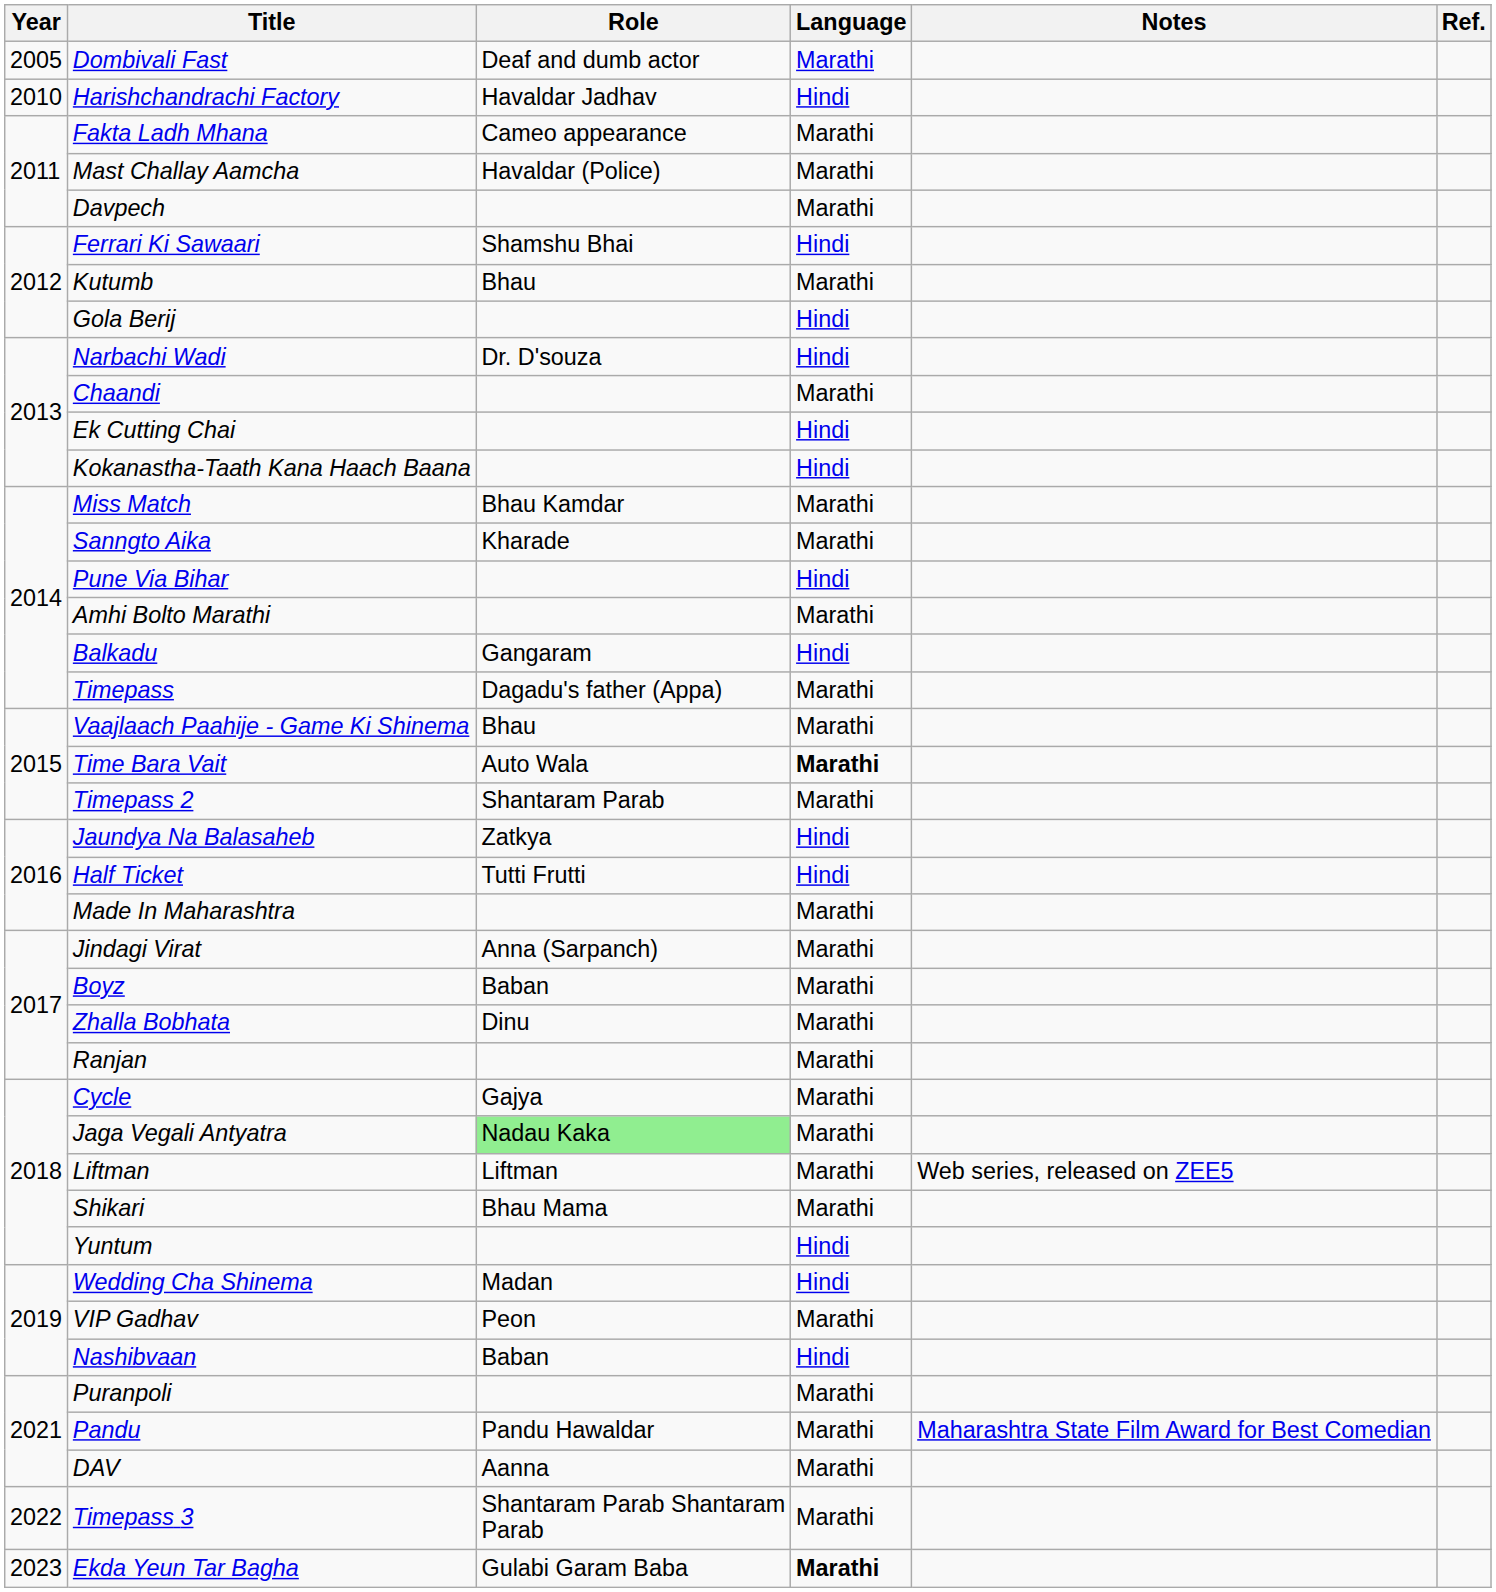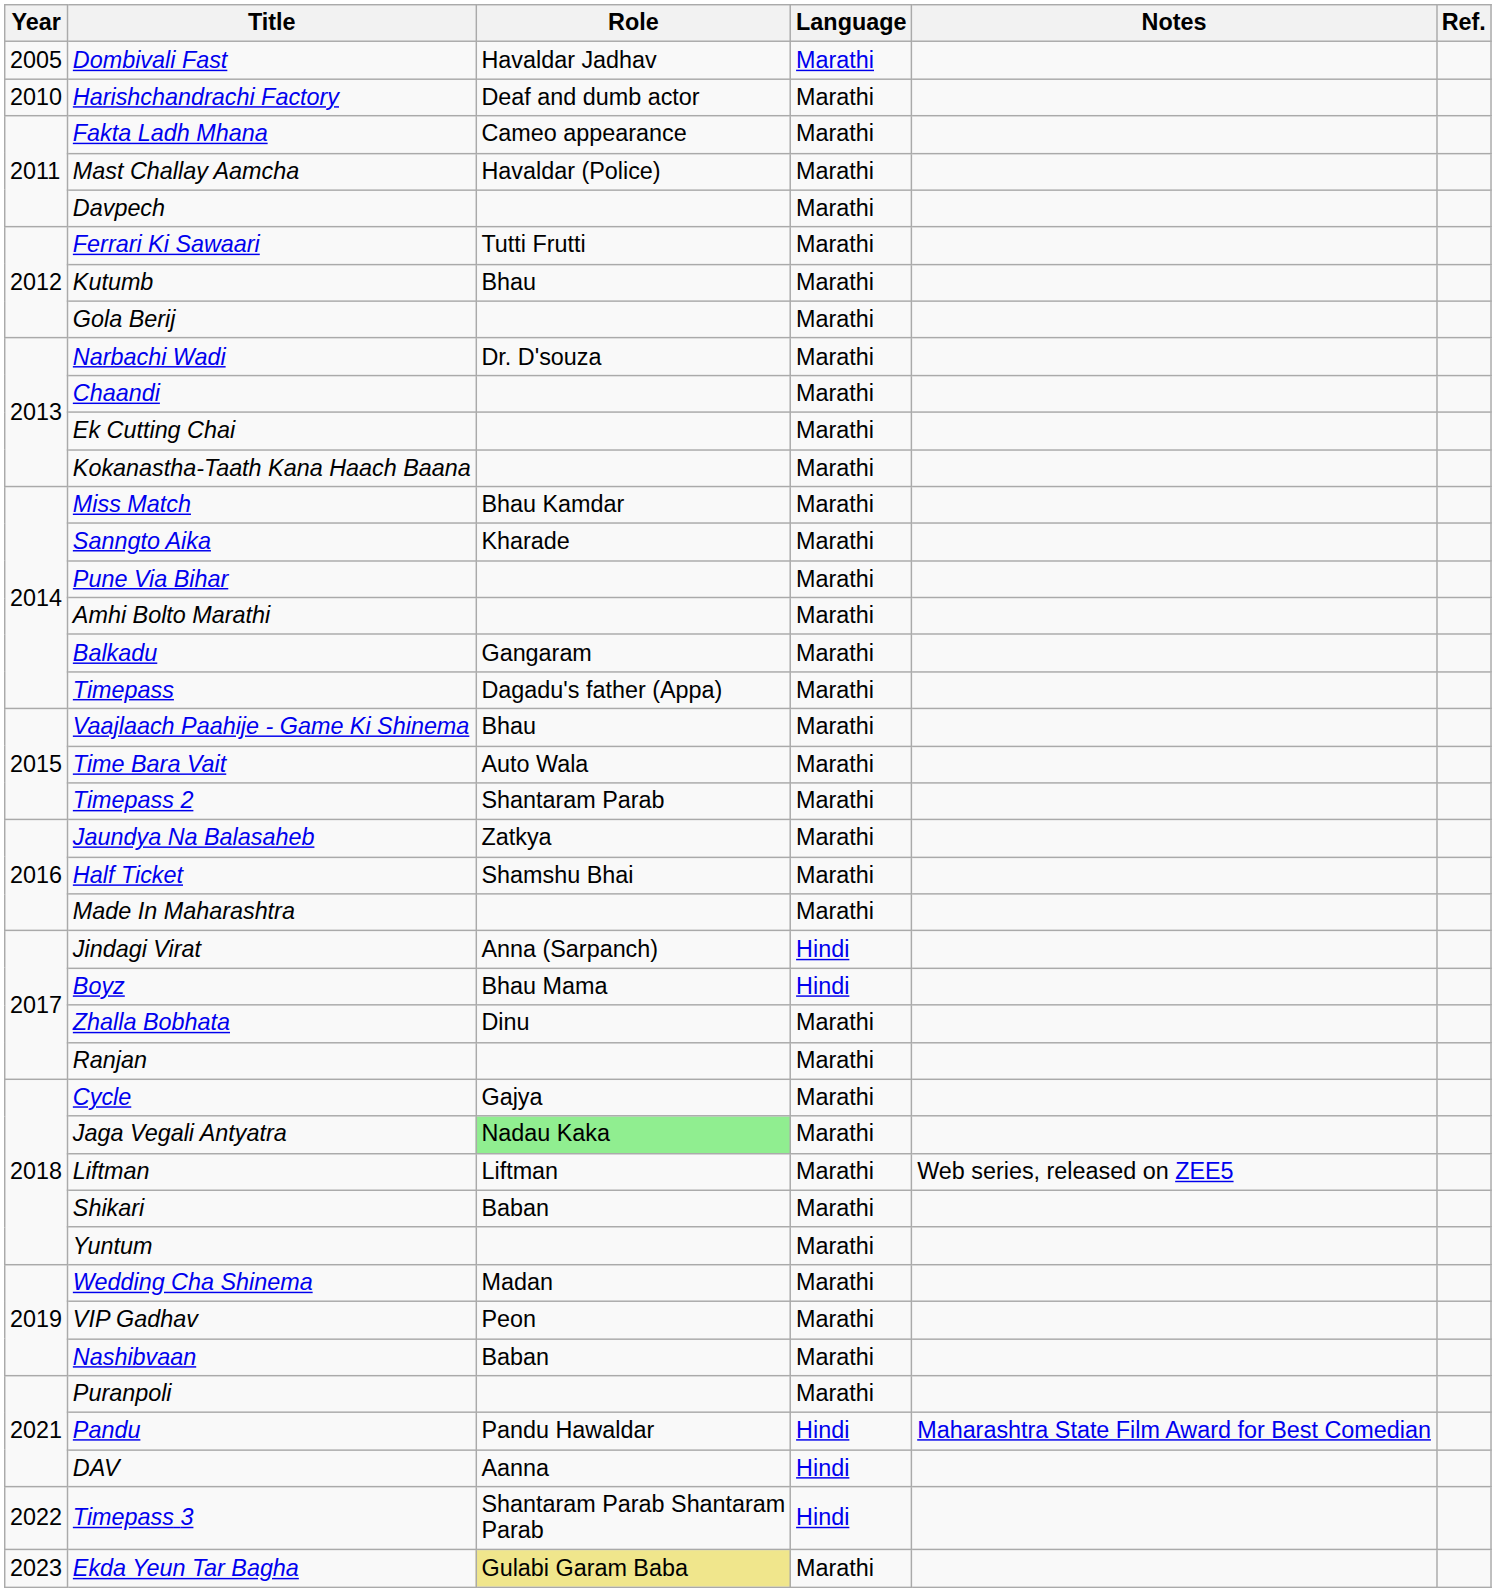(591, 60) Deaf and dumb actor -> (569, 60) Havaldar Jadhav
(569, 97) Havaldar Jadhav -> (591, 97) Deaf and dumb actor
(823, 97) Hindi -> (835, 97) Marathi
(557, 245) Shamshu Bhai -> (534, 245) Tutti Frutti
(823, 245) Hindi -> (835, 245) Marathi
(823, 319) Hindi -> (835, 319) Marathi
(823, 356) Hindi -> (835, 356) Marathi
(823, 430) Hindi -> (835, 430) Marathi
(823, 467) Hindi -> (835, 467) Marathi
(823, 578) Hindi -> (835, 578) Marathi
(823, 652) Hindi -> (835, 652) Marathi
(838, 763) bold -> (835, 763) normal
(823, 838) Hindi -> (835, 838) Marathi
(534, 875) Tutti Frutti -> (557, 875) Shamshu Bhai
(823, 875) Hindi -> (835, 875) Marathi
(835, 949) Marathi -> (823, 949) Hindi
(515, 986) Baban -> (544, 986) Bhau Mama
(835, 986) Marathi -> (823, 986) Hindi
(544, 1208) Bhau Mama -> (515, 1208) Baban
(823, 1245) Hindi -> (835, 1245) Marathi
(823, 1282) Hindi -> (835, 1282) Marathi
(823, 1356) Hindi -> (835, 1356) Marathi
(835, 1430) Marathi -> (823, 1430) Hindi
(835, 1467) Marathi -> (823, 1467) Hindi
(835, 1518) Marathi -> (823, 1518) Hindi
(585, 1568) no background -> (585, 1568) khaki background
(838, 1568) bold -> (835, 1568) normal
